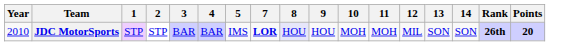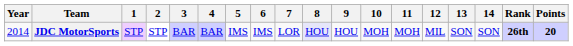+ column: (263, 13)
(18, 31) 2010 -> (18, 31) 2014
(265, 31) bold -> (289, 31) normal
